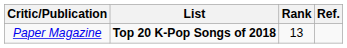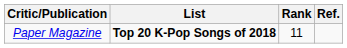(297, 33) 13 -> (297, 33) 11
